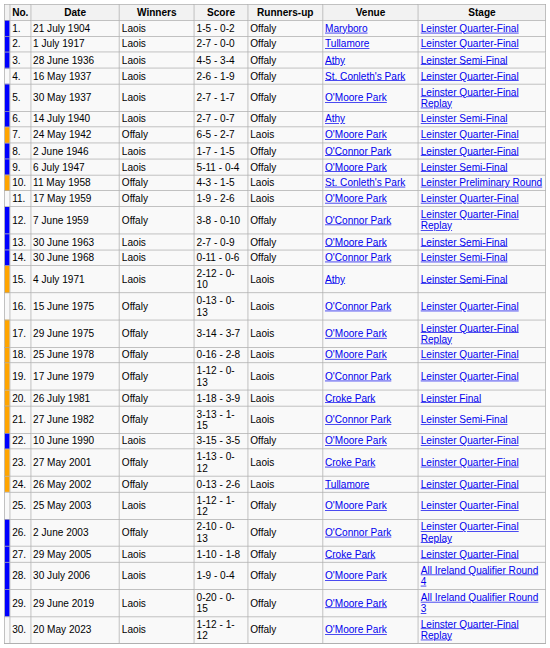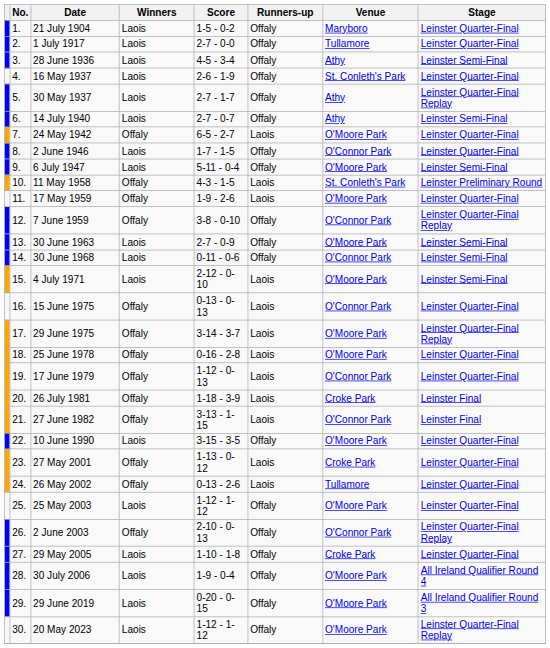(356, 98) O'Moore Park -> (335, 98) Athy
(335, 280) Athy -> (356, 280) O'Moore Park
(464, 420) Leinster Semi-Final -> (451, 420) Leinster Final
